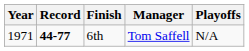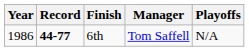(21, 35) 1971 -> (21, 35) 1986
